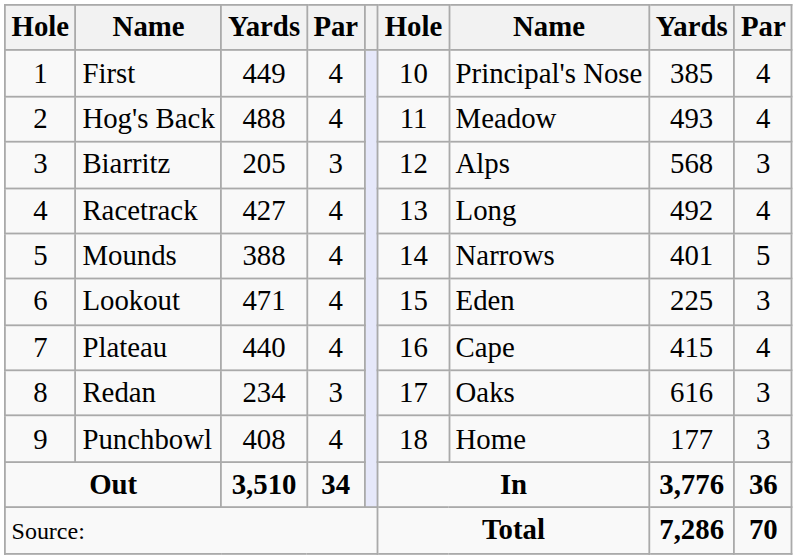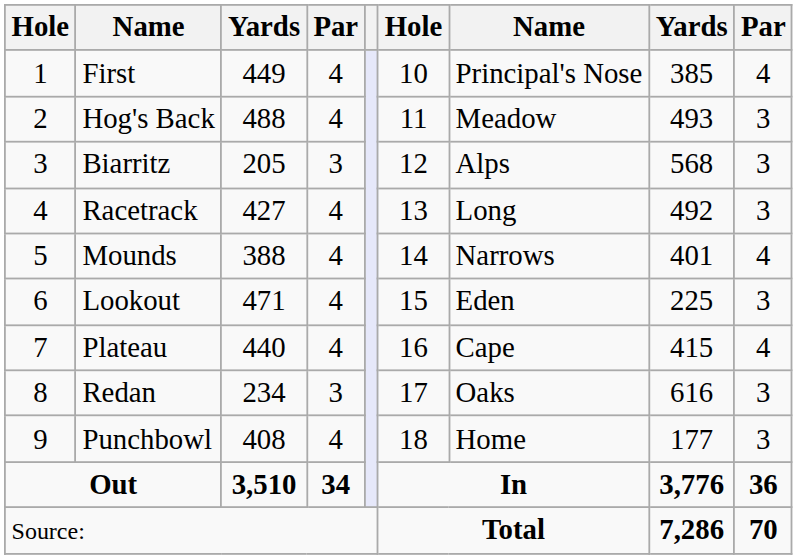(763, 118) 4 -> (763, 118) 3
(763, 210) 4 -> (763, 210) 3
(763, 255) 5 -> (763, 255) 4
